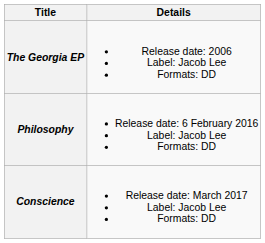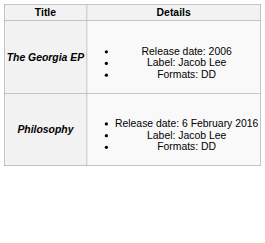- row: (45, 201)
